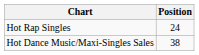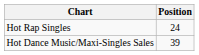(175, 43) 38 -> (175, 43) 39
